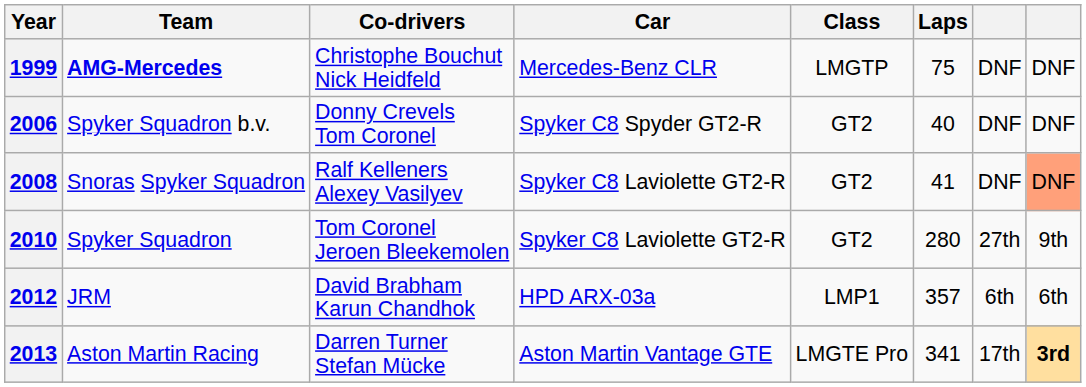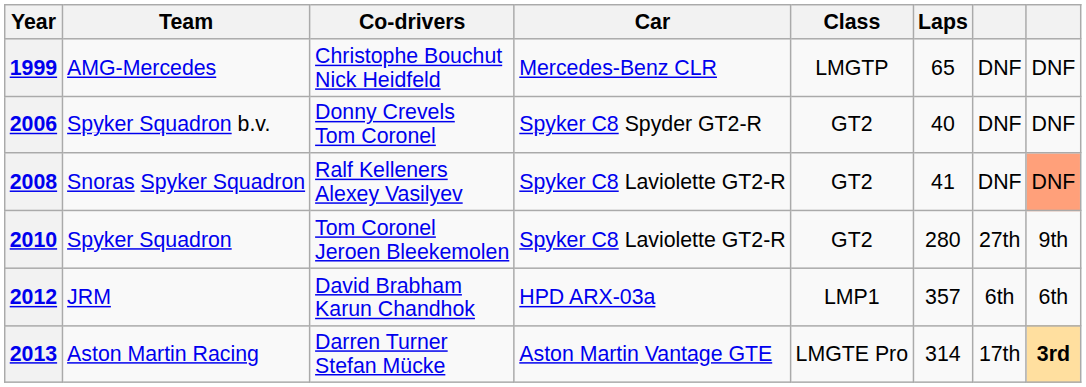(145, 67) bold -> (142, 67) normal
(943, 67) 75 -> (943, 67) 65
(943, 354) 341 -> (943, 354) 314
